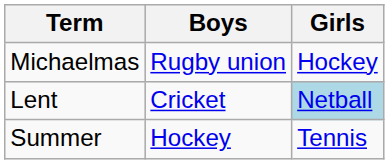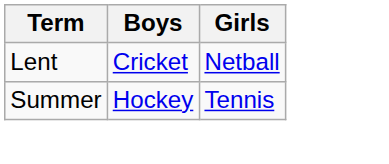- row: (75, 61)
(335, 100) lightblue background -> (242, 61) no background
